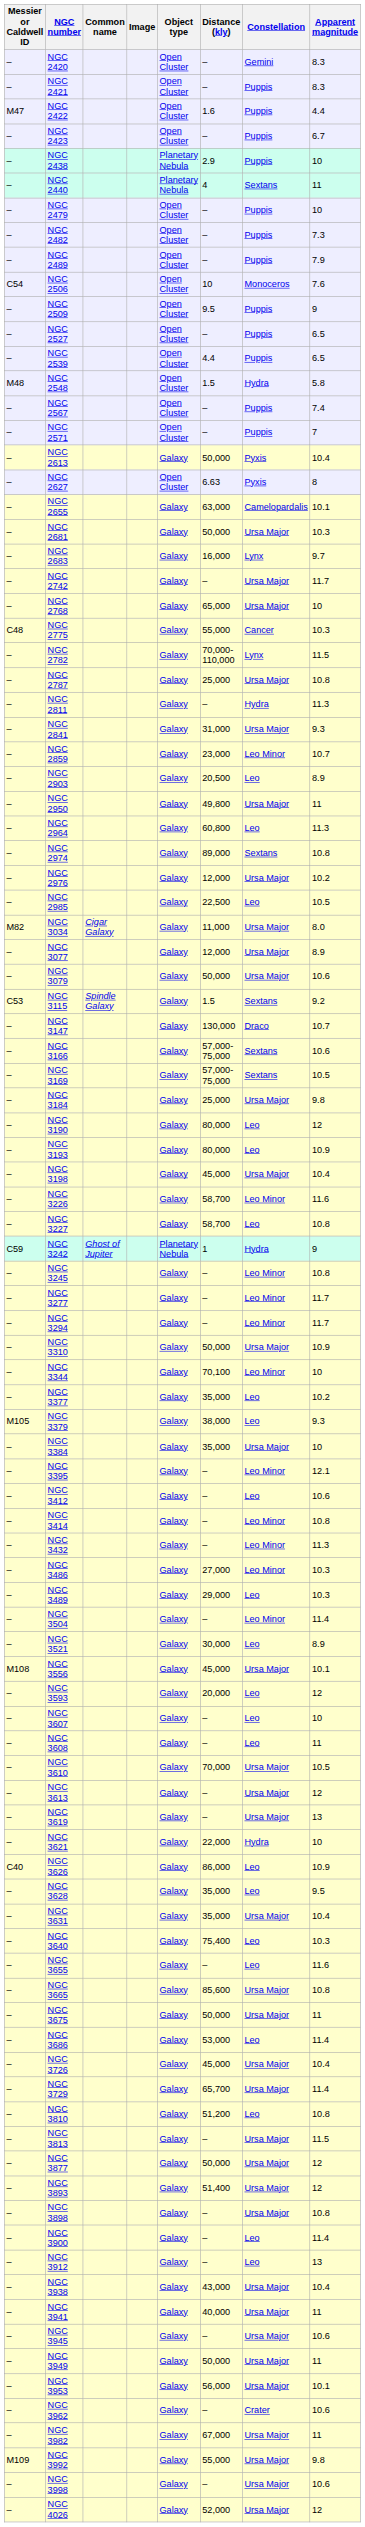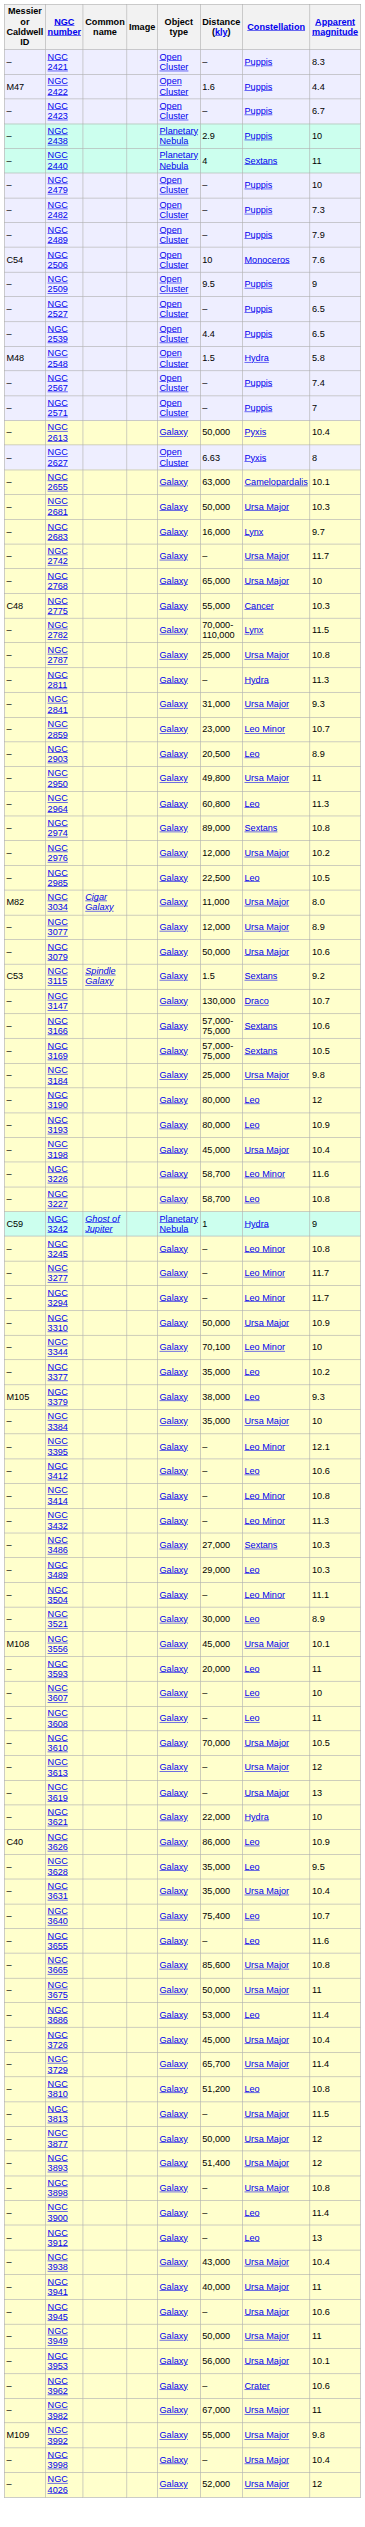- row: (58, 62)
(265, 1570) Leo Minor -> (261, 1545) Sextans
(321, 1619) 11.4 -> (321, 1594) 11.1
(317, 1693) 12 -> (317, 1669) 11
(321, 1941) 10.3 -> (321, 1916) 10.7
(321, 2485) 10.6 -> (321, 2460) 10.4
